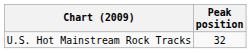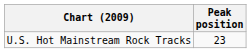(220, 40) 32 -> (220, 40) 23
